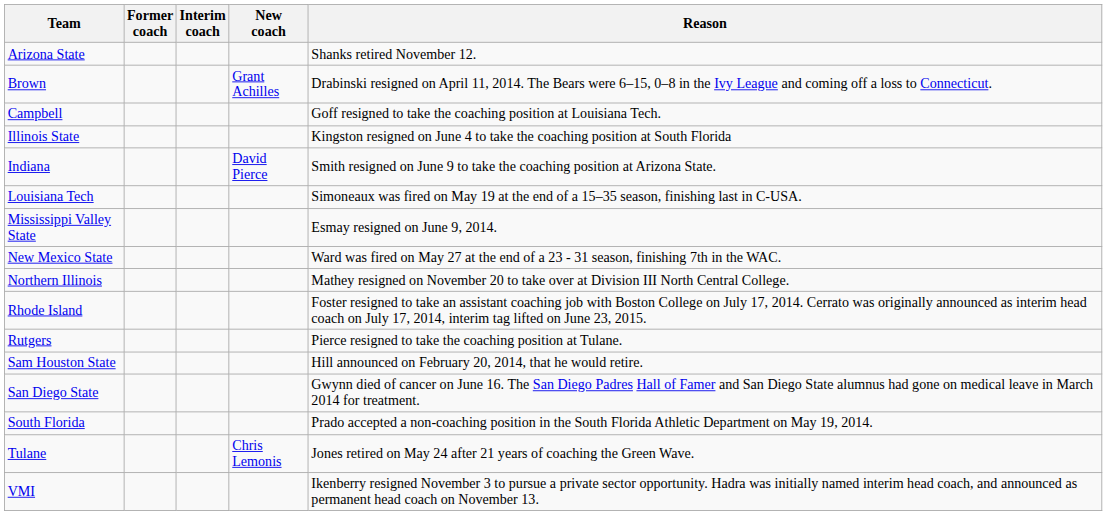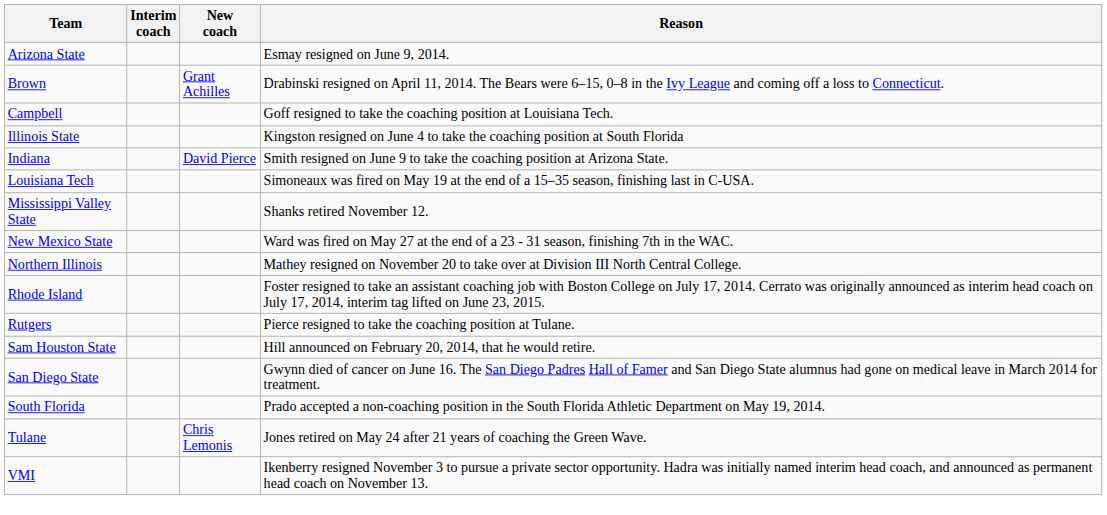- column: (150, 23)
(394, 53) Shanks retired November 12. -> (356, 53) Esmay resigned on June 9, 2014.
(404, 227) Esmay resigned on June 9, 2014. -> (346, 211) Shanks retired November 12.
